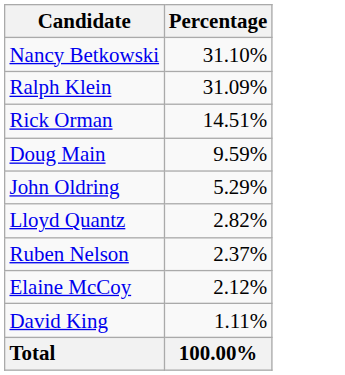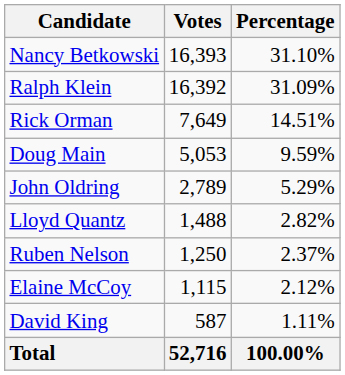+ column: (198, 21)
